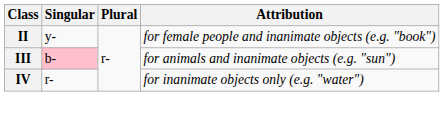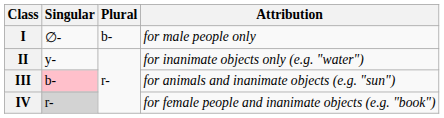+ row: (23, 37)
(290, 36) for female people and inanimate objects (e.g. "book") -> (254, 59) for inanimate objects only (e.g. "water")
(49, 79) no background -> (49, 102) lightgrey background
(254, 79) for inanimate objects only (e.g. "water") -> (290, 102) for female people and inanimate objects (e.g. "book")
